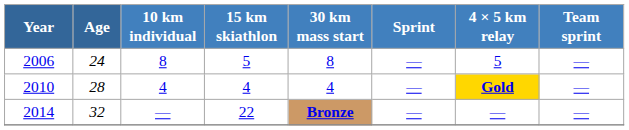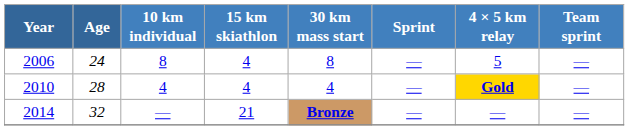(246, 61) 5 -> (246, 61) 4
(246, 112) 22 -> (246, 112) 21
